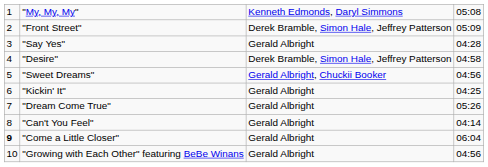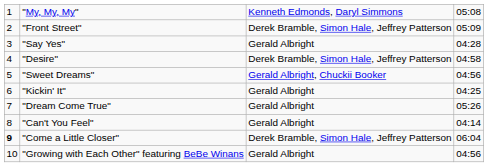(281, 138) Gerald Albright -> (350, 138) Derek Bramble, Simon Hale, Jeffrey Patterson
